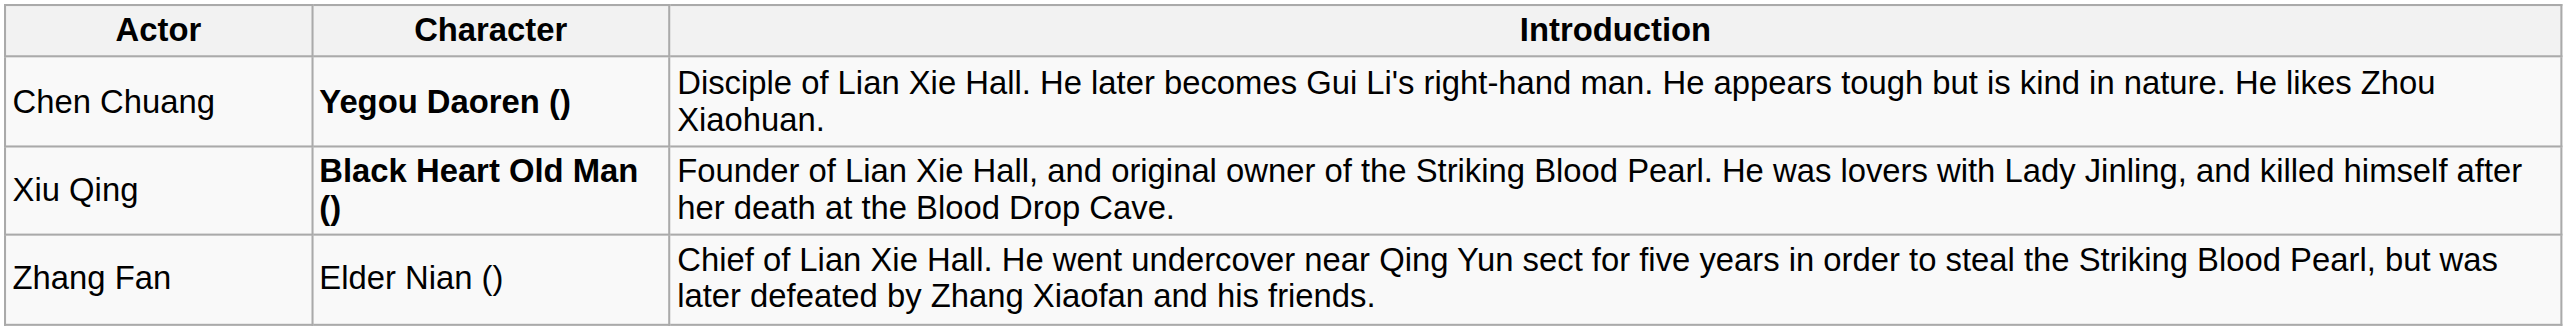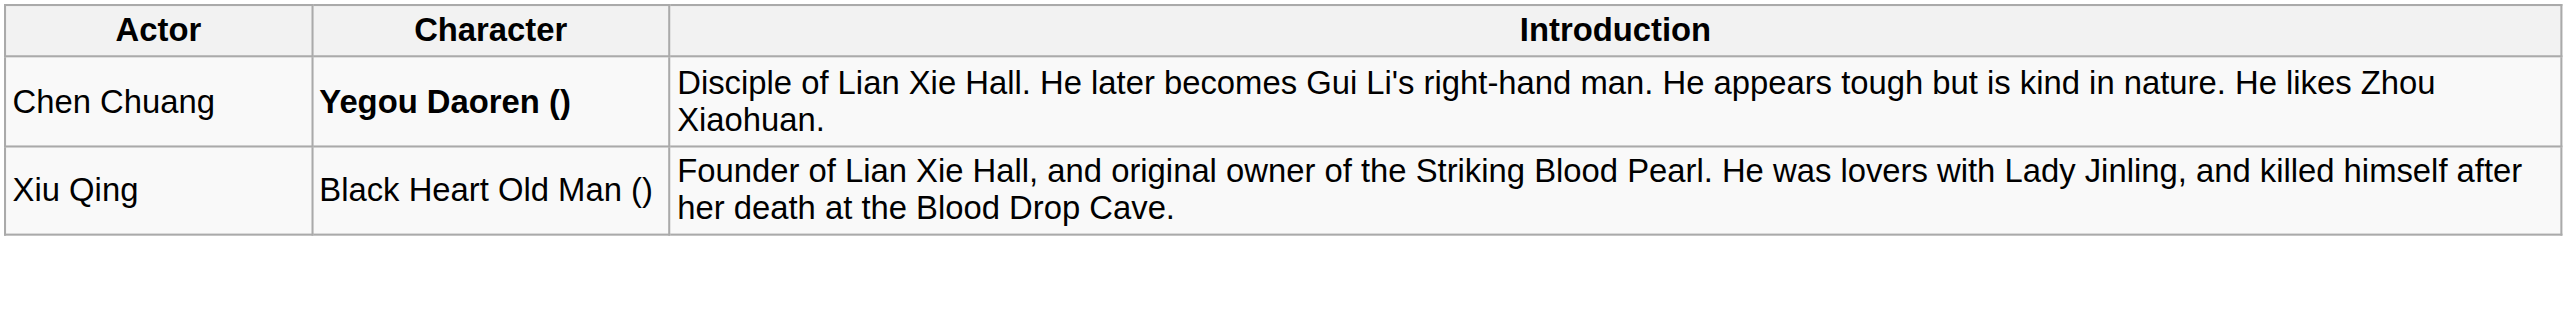(479, 189) bold -> (486, 189) normal
- row: (92, 278)
